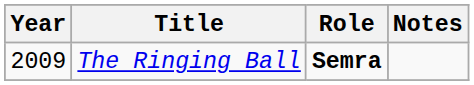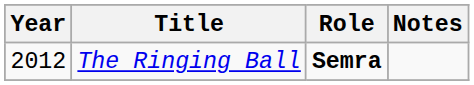(38, 62) 2009 -> (38, 62) 2012
